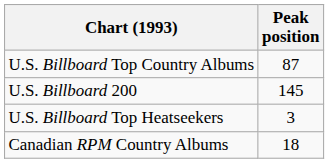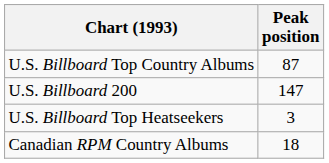(291, 90) 145 -> (291, 90) 147
